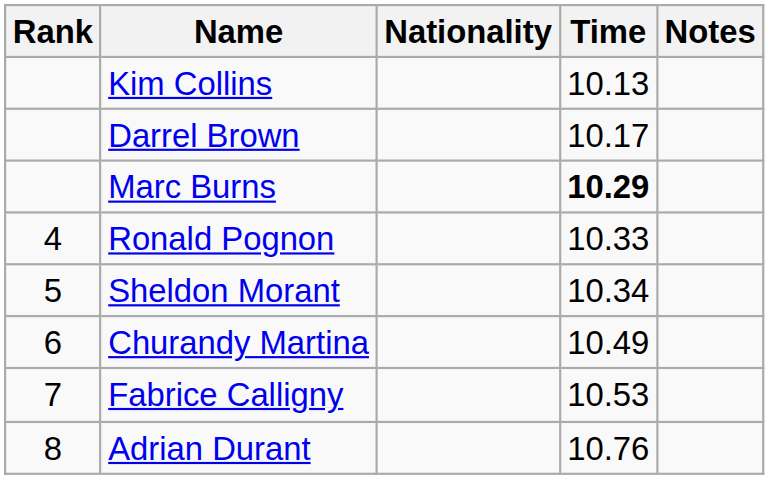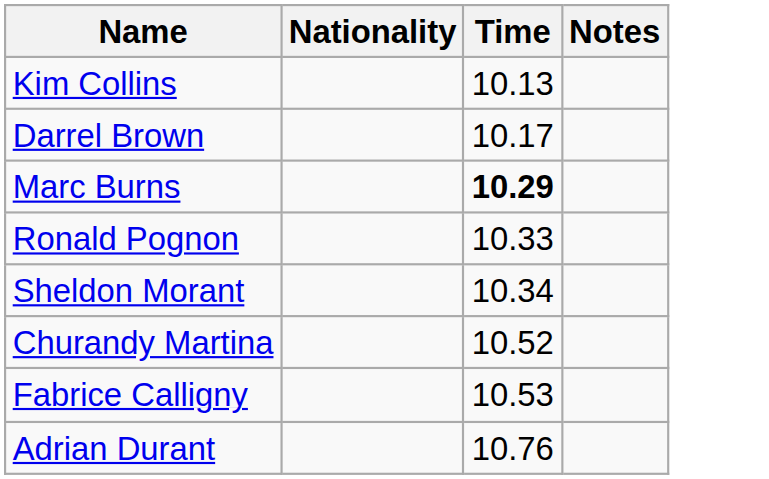- column: (53, 31)
(608, 343) 10.49 -> (513, 343) 10.52
